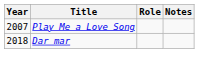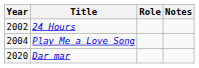+ row: (54, 26)
(17, 26) 2007 -> (17, 41) 2004
(17, 41) 2018 -> (17, 56) 2020
